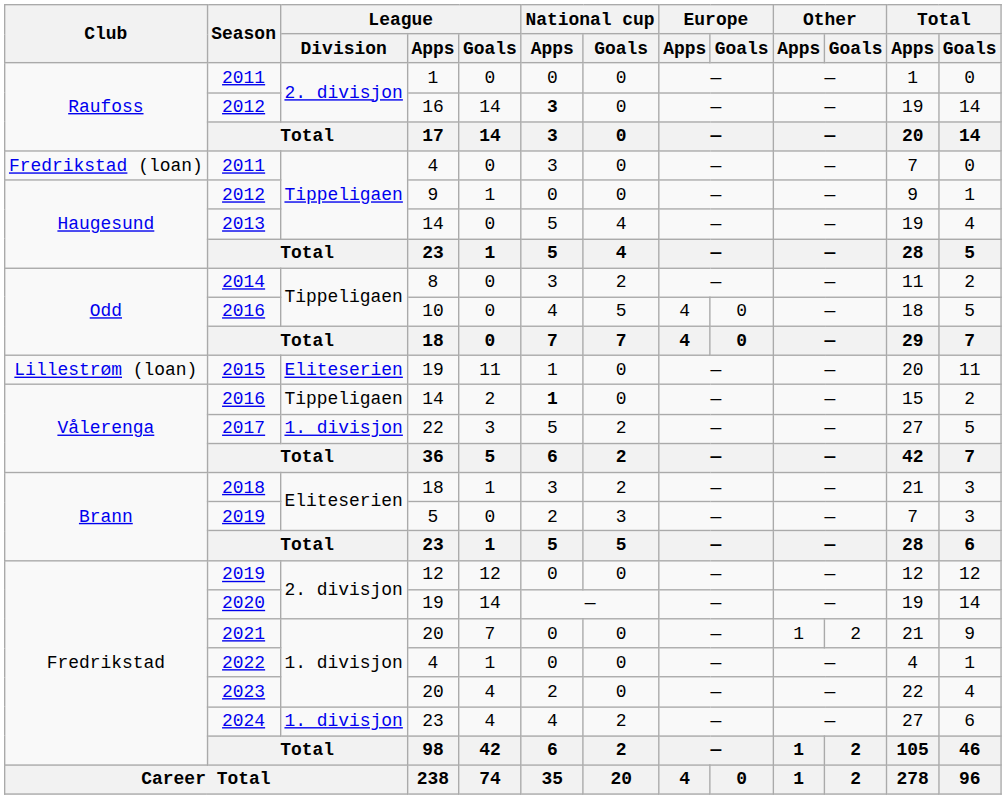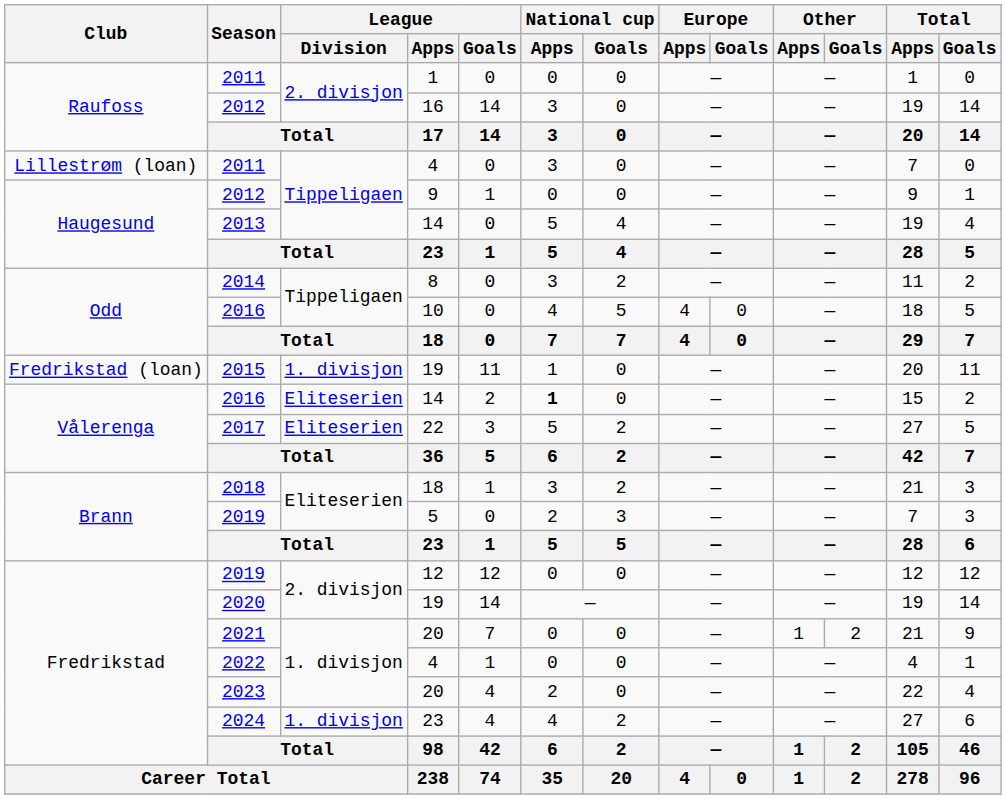(552, 107) bold -> (552, 107) normal
(106, 166) Fredrikstad (loan) -> (106, 166) Lillestrøm (loan)
(106, 370) Lillestrøm (loan) -> (106, 370) Fredrikstad (loan)
(344, 370) Eliteserien -> (344, 370) 1. divisjon
(344, 399) Tippeligaen -> (344, 399) Eliteserien
(344, 429) 1. divisjon -> (344, 429) Eliteserien
